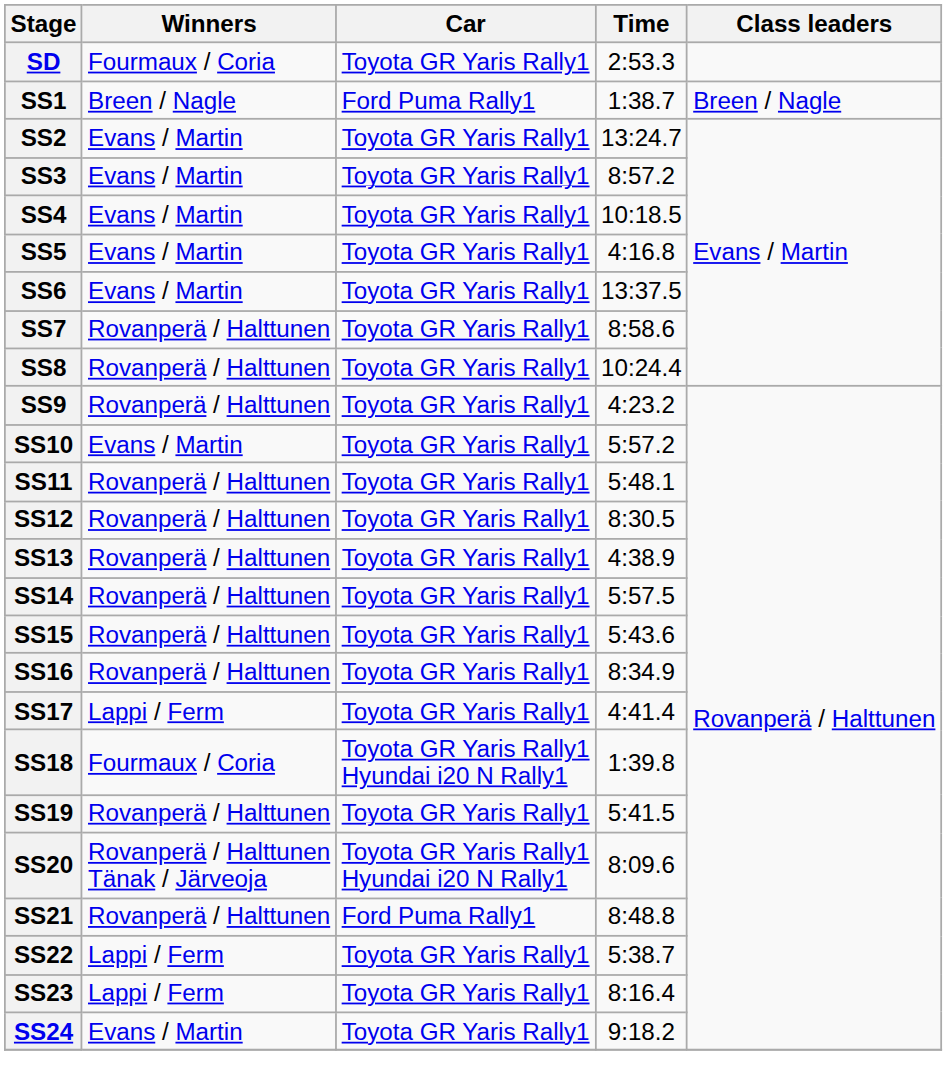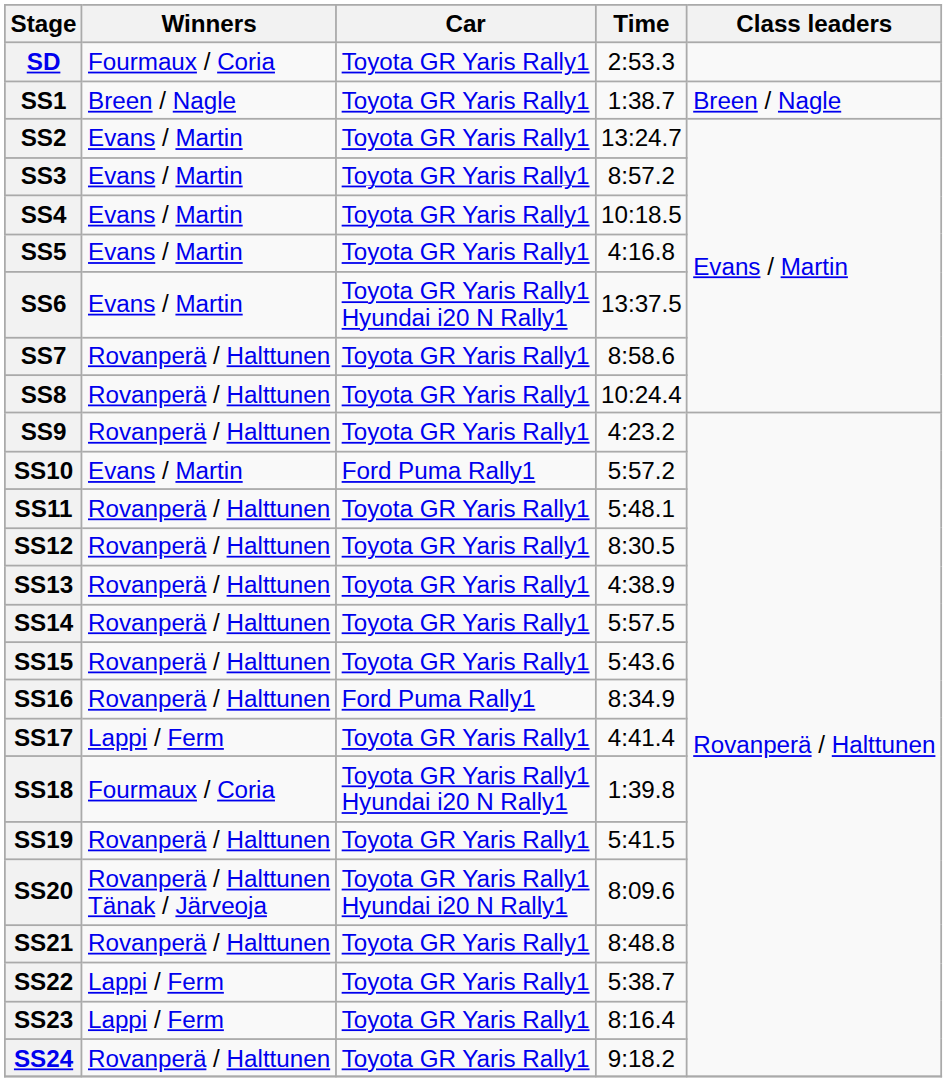(438, 100) Ford Puma Rally1 -> (466, 100) Toyota GR Yaris Rally1
(466, 291) Toyota GR Yaris Rally1 -> (466, 304) Toyota GR Yaris Rally1 Hyundai i20 N Rally1
(466, 443) Toyota GR Yaris Rally1 -> (438, 470) Ford Puma Rally1
(466, 672) Toyota GR Yaris Rally1 -> (438, 699) Ford Puma Rally1
(438, 916) Ford Puma Rally1 -> (466, 943) Toyota GR Yaris Rally1
(165, 1031) Evans / Martin -> (209, 1058) Rovanperä / Halttunen
